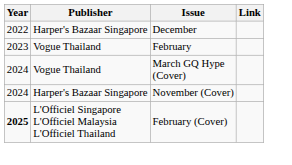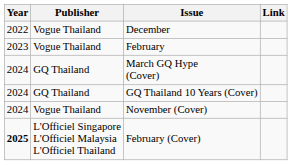(90, 30) Harper's Bazaar Singapore -> (67, 30) Vogue Thailand
(67, 70) Vogue Thailand -> (61, 70) GQ Thailand
+ row: (192, 93)
(90, 93) Harper's Bazaar Singapore -> (67, 110) Vogue Thailand
